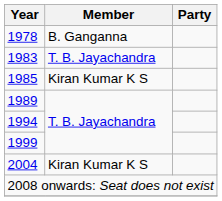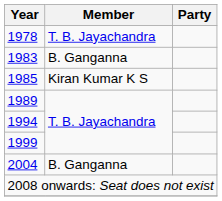(88, 36) B. Ganganna -> (102, 36) T. B. Jayachandra
(102, 57) T. B. Jayachandra -> (88, 57) B. Ganganna
(98, 164) Kiran Kumar K S -> (88, 164) B. Ganganna
